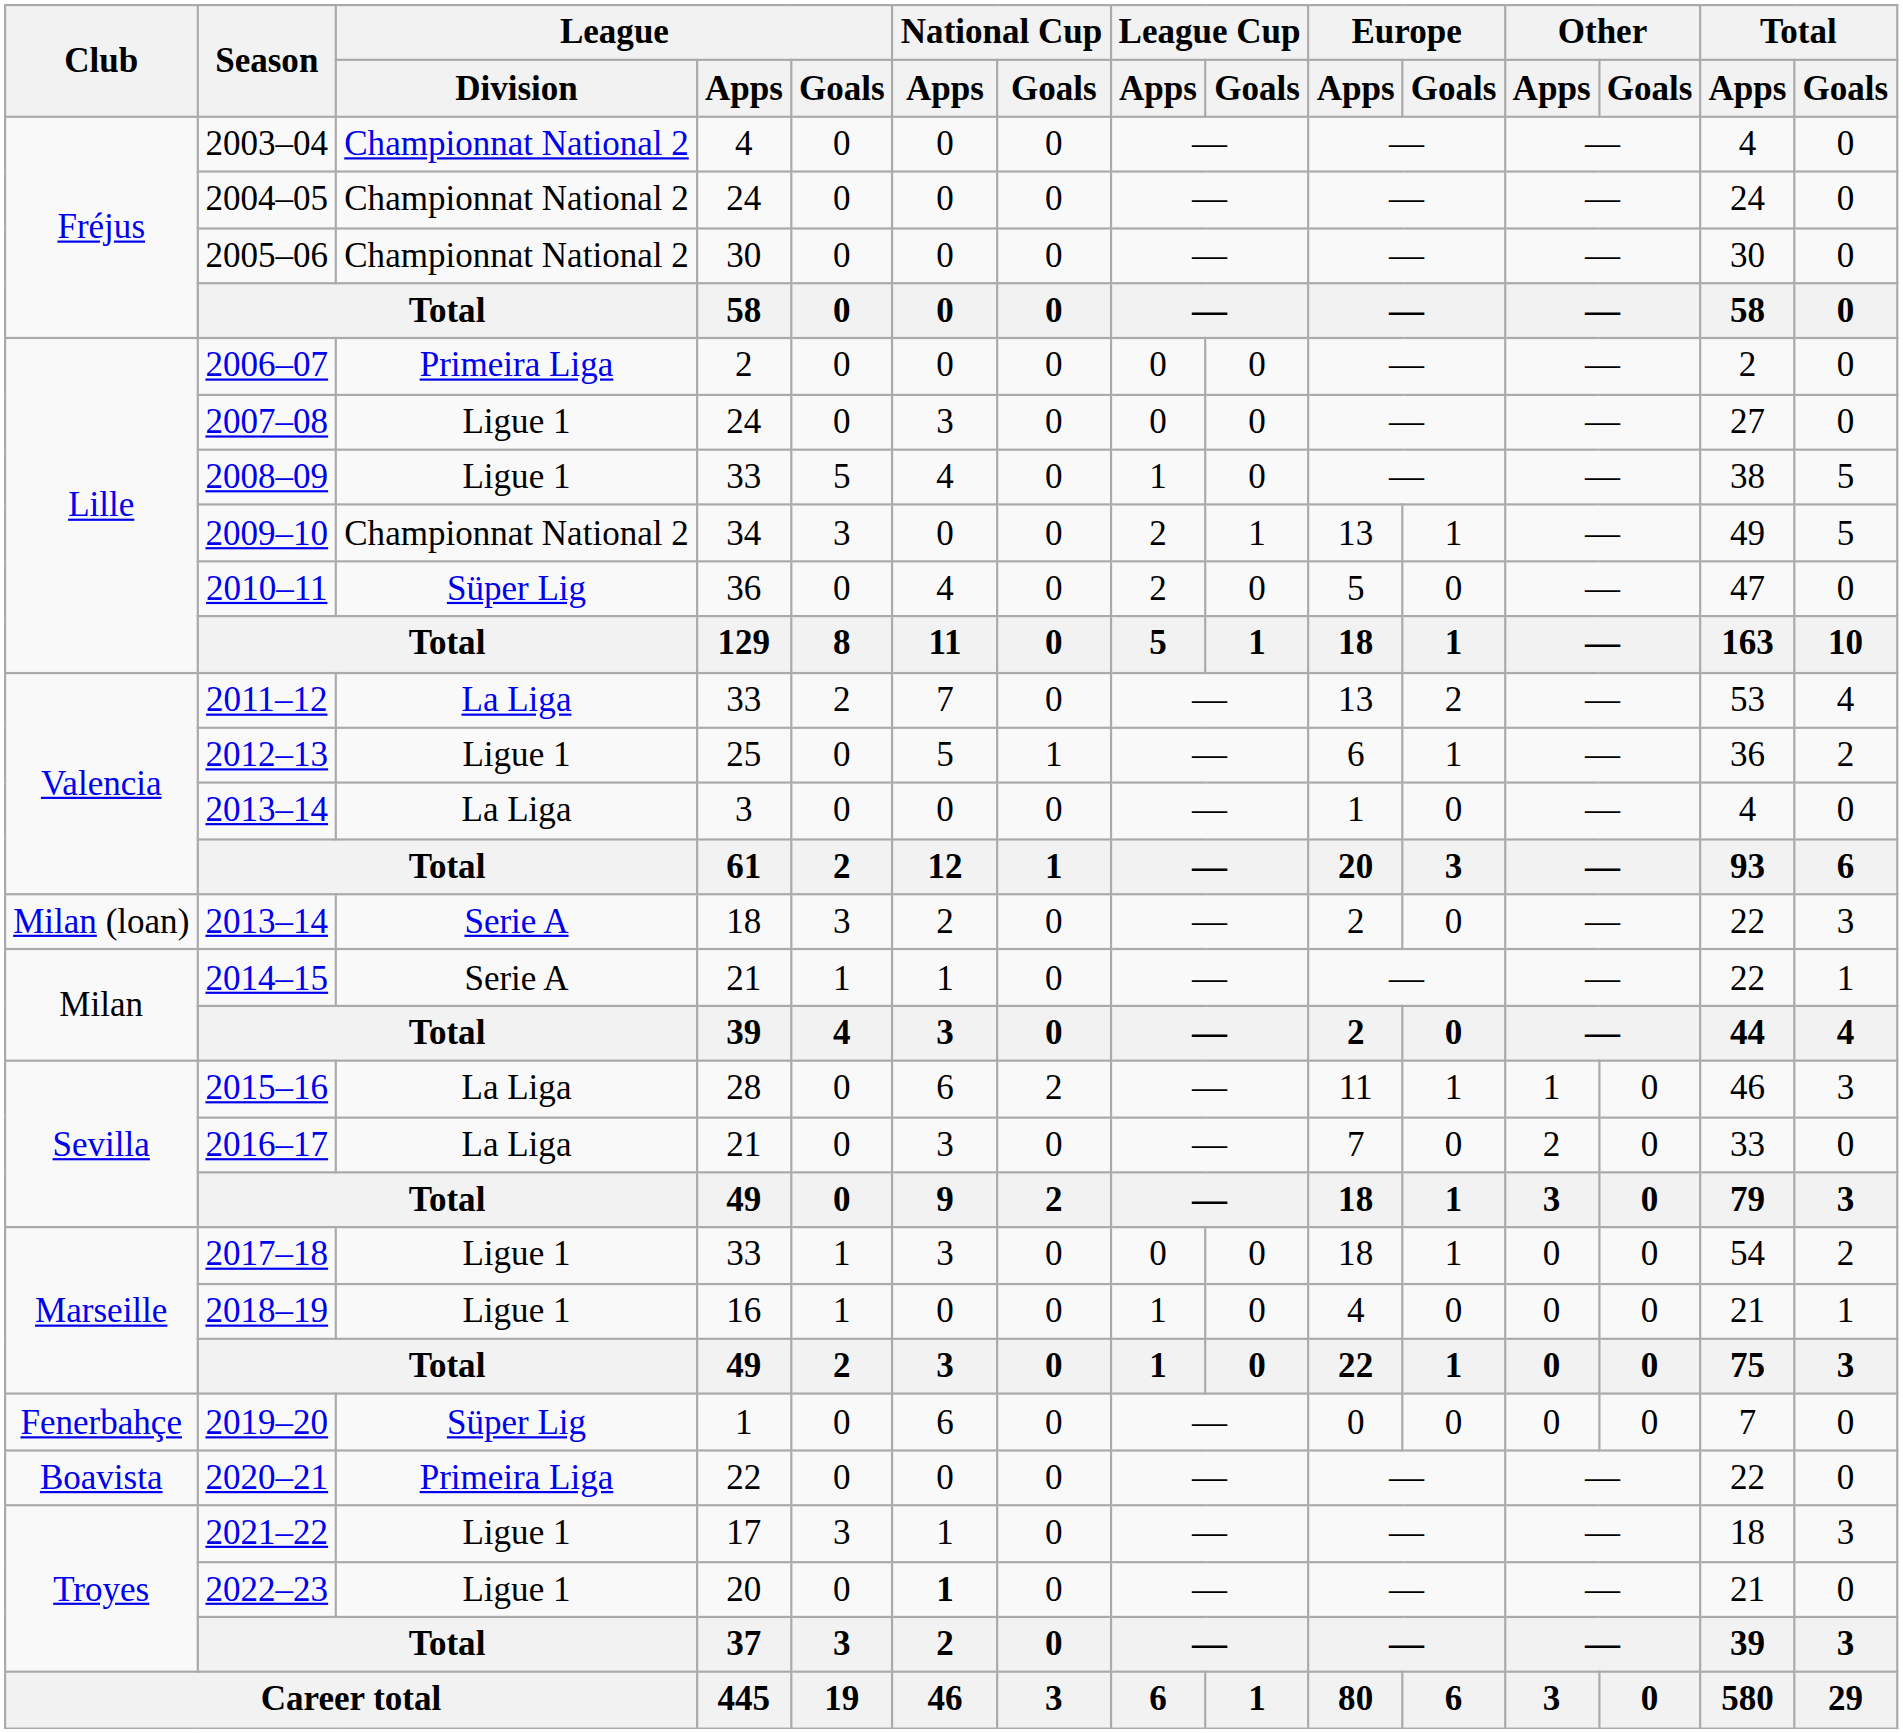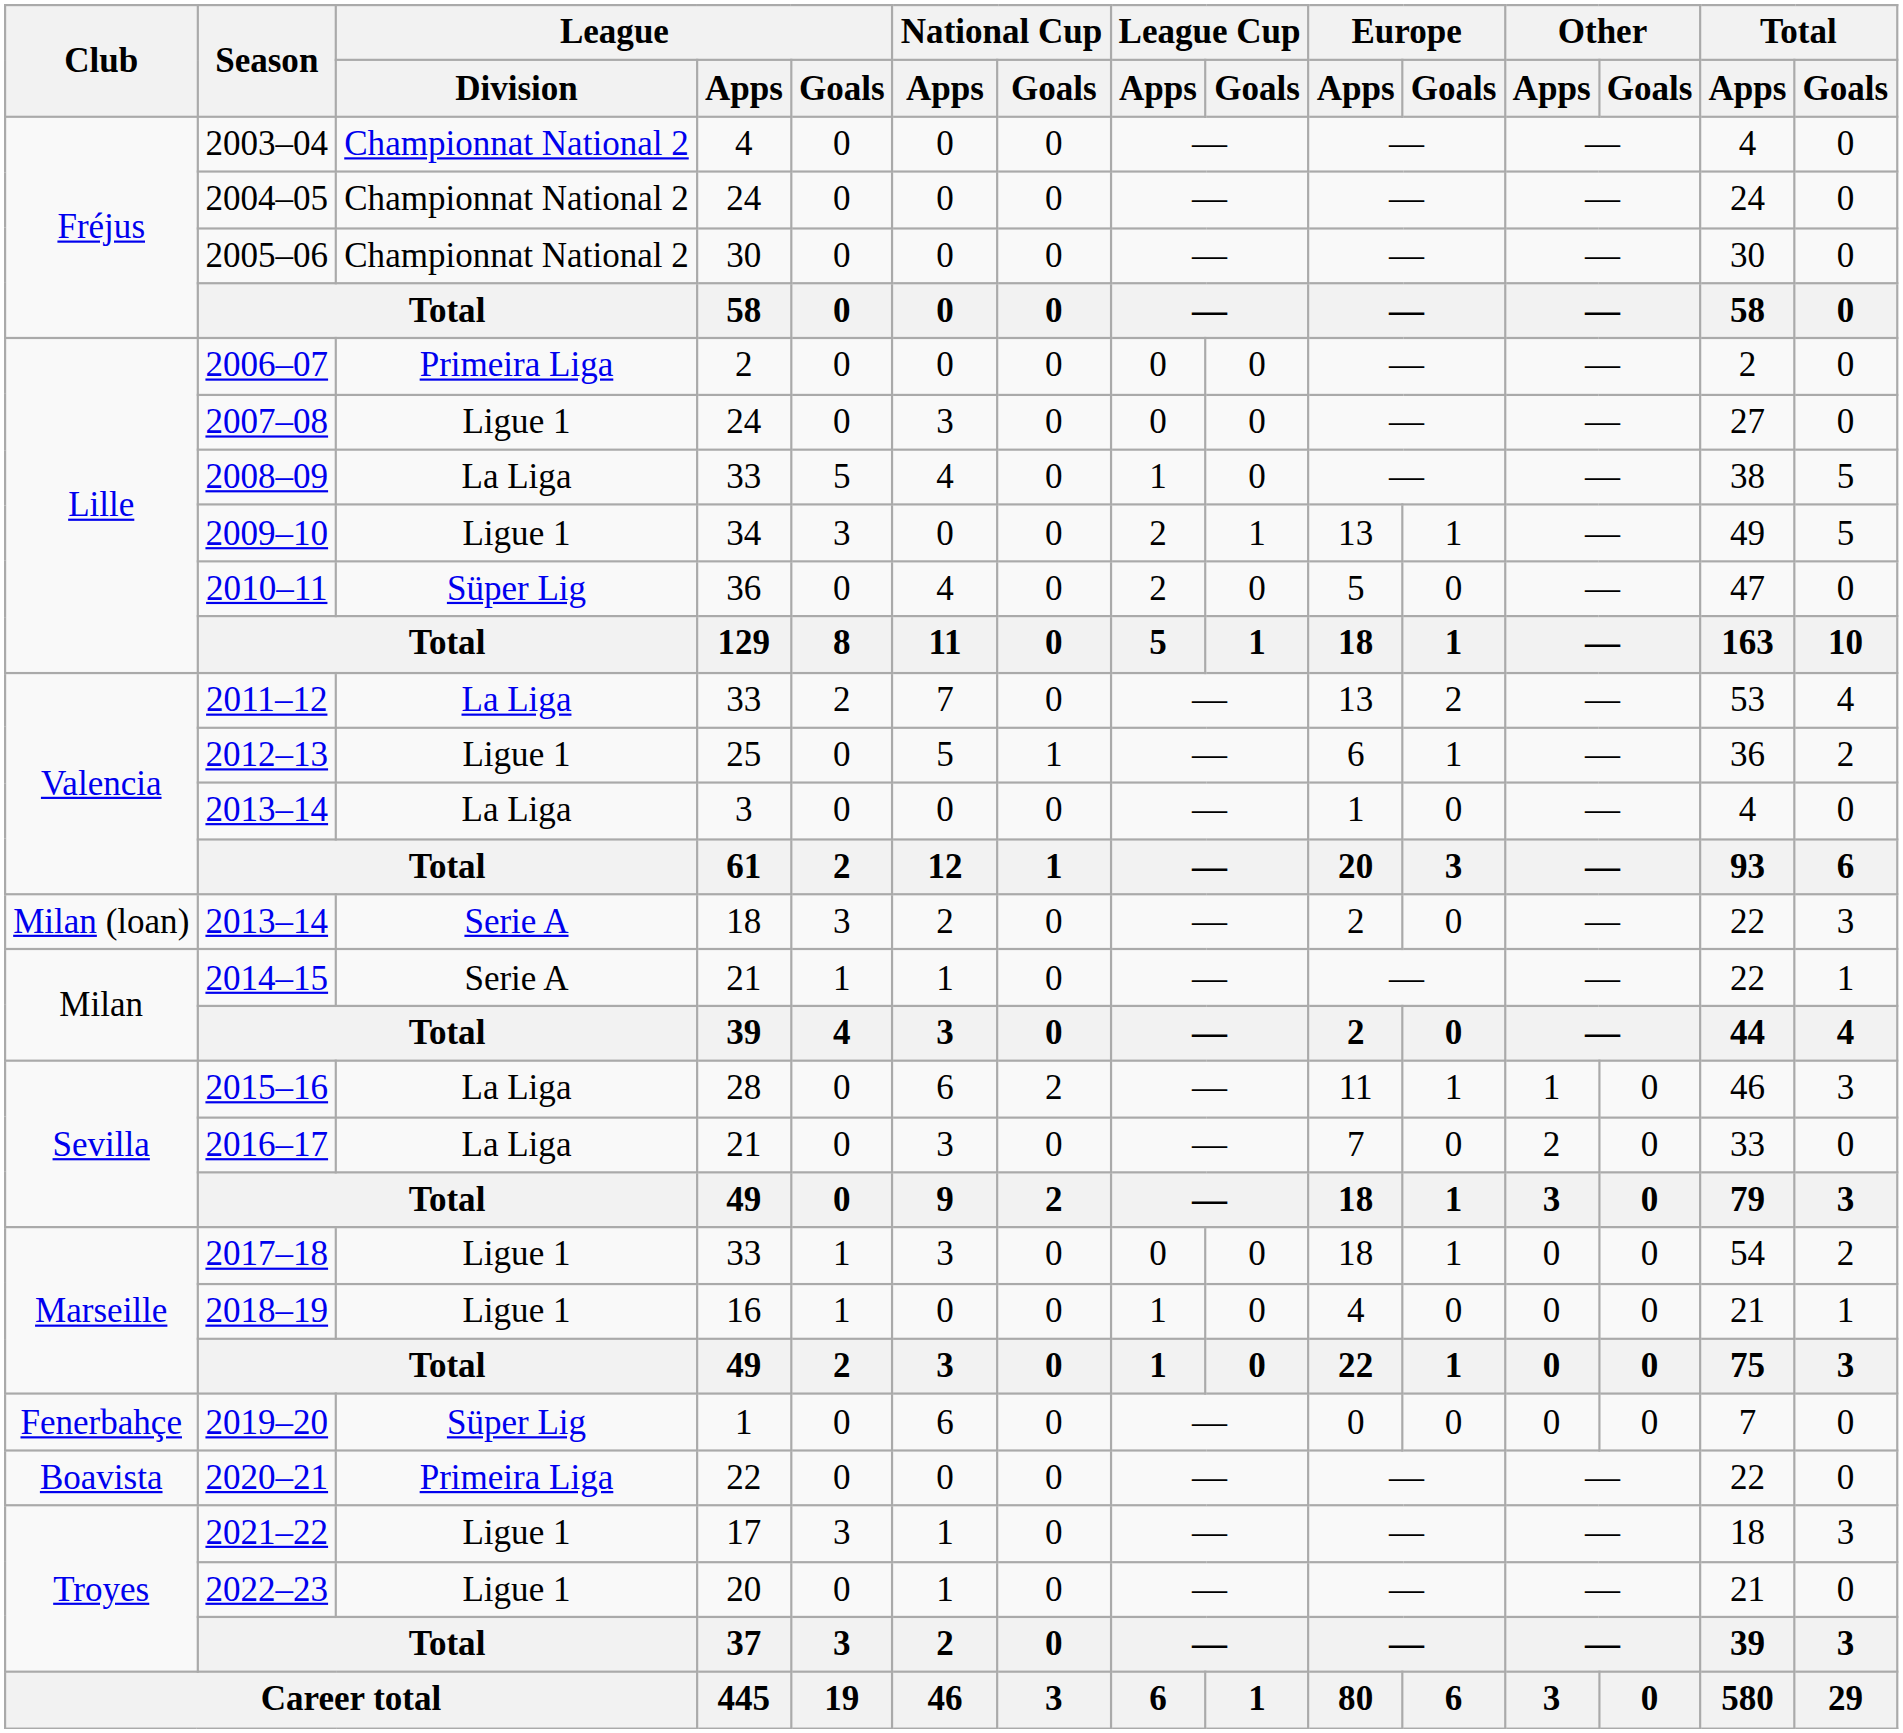(516, 476) Ligue 1 -> (516, 476) La Liga
(516, 532) Championnat National 2 -> (516, 532) Ligue 1
(945, 1588) bold -> (945, 1588) normal
